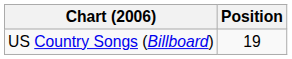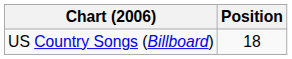(252, 41) 19 -> (252, 41) 18
